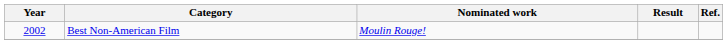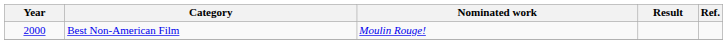(34, 30) 2002 -> (34, 30) 2000
